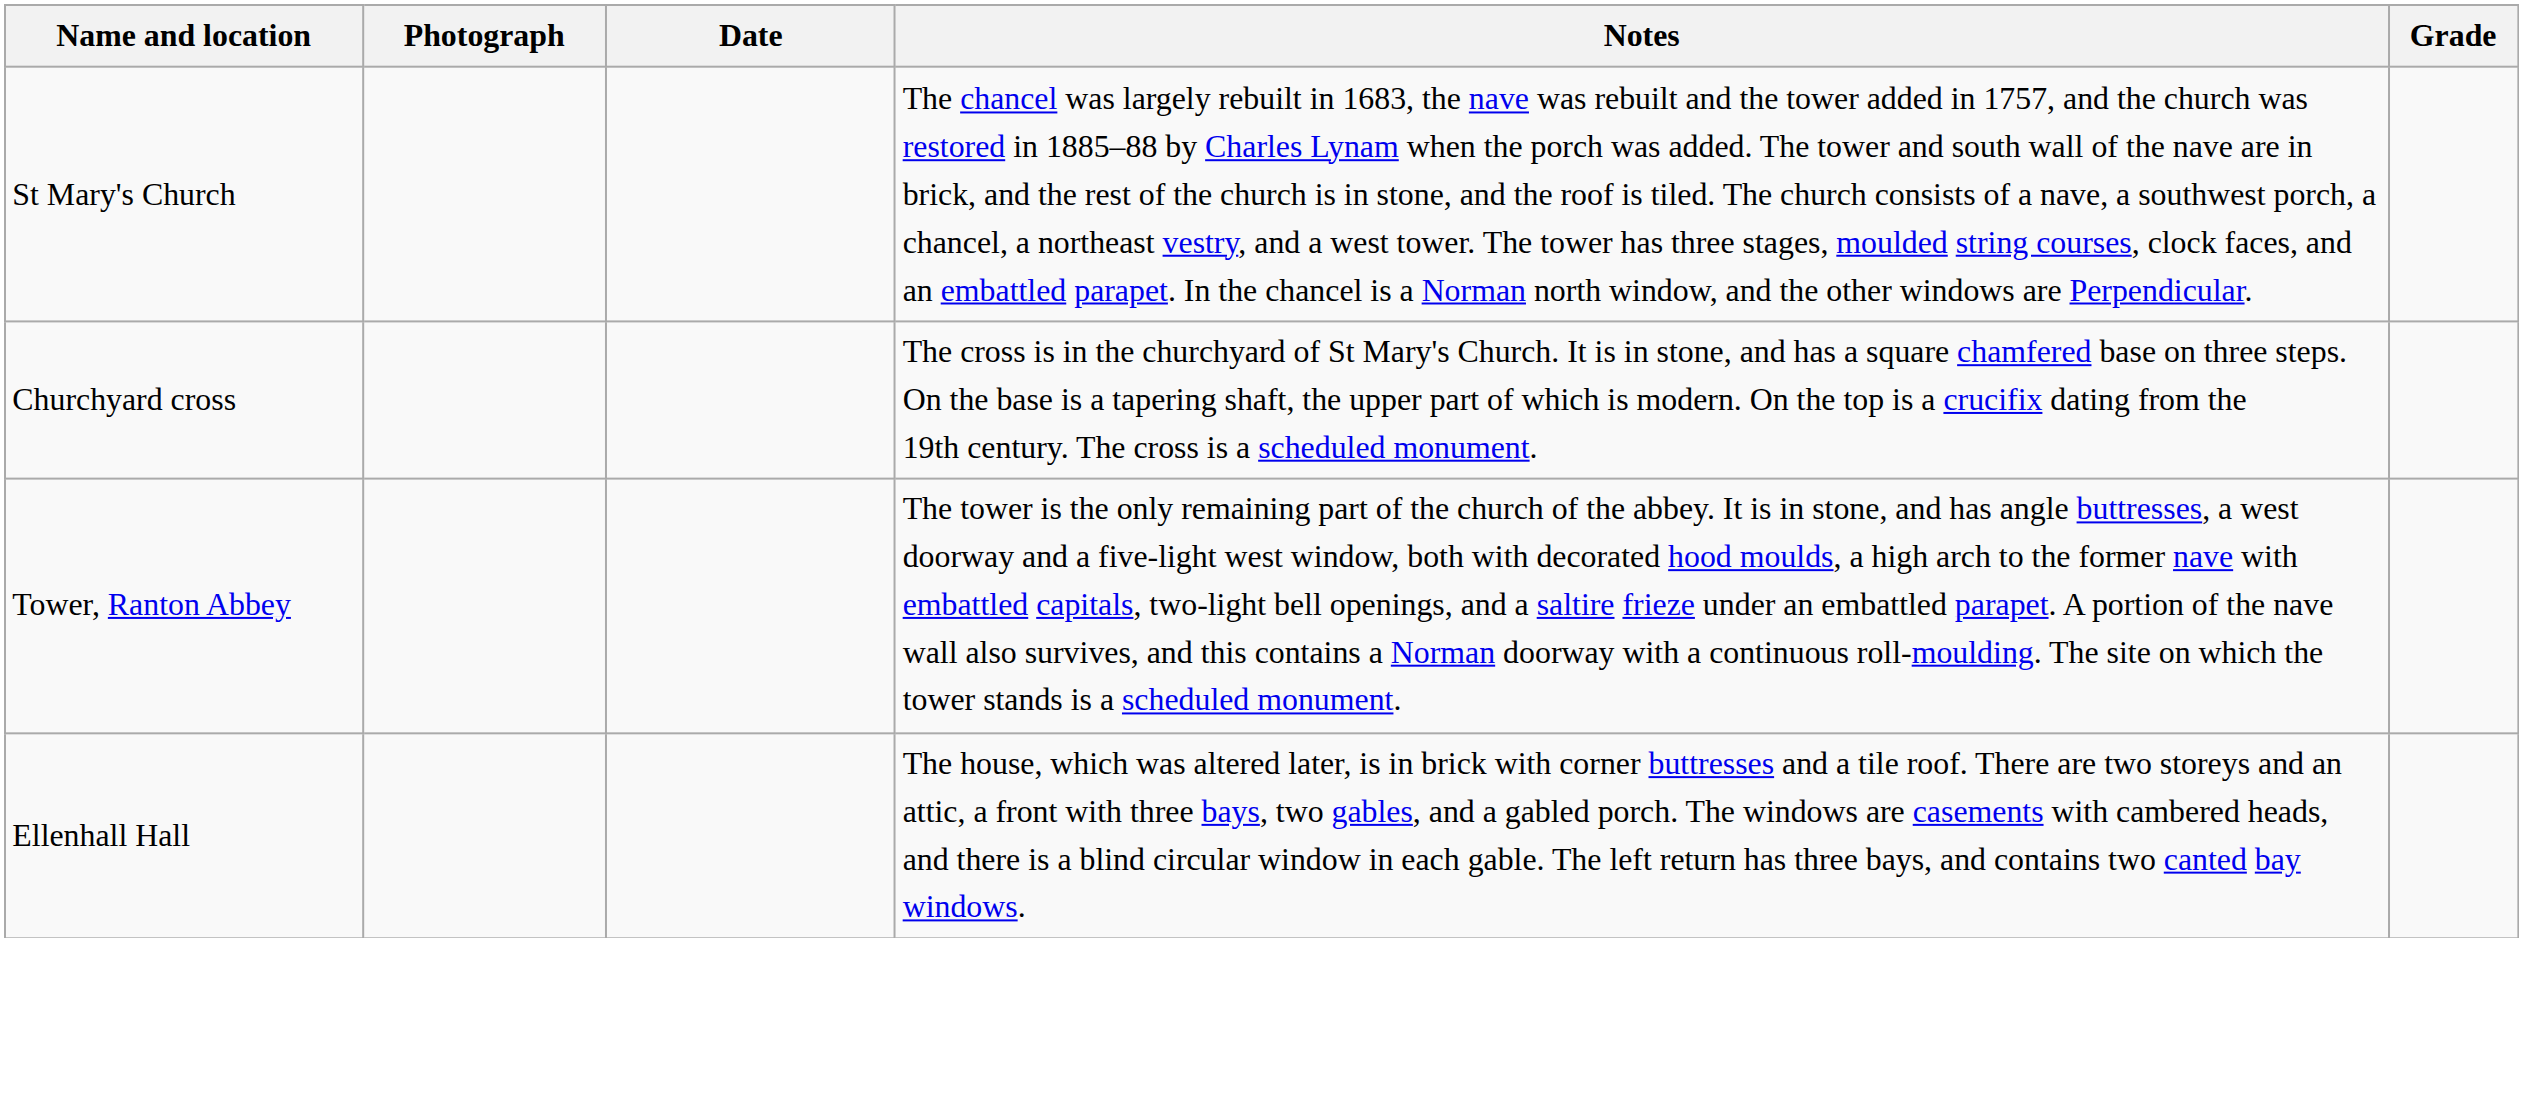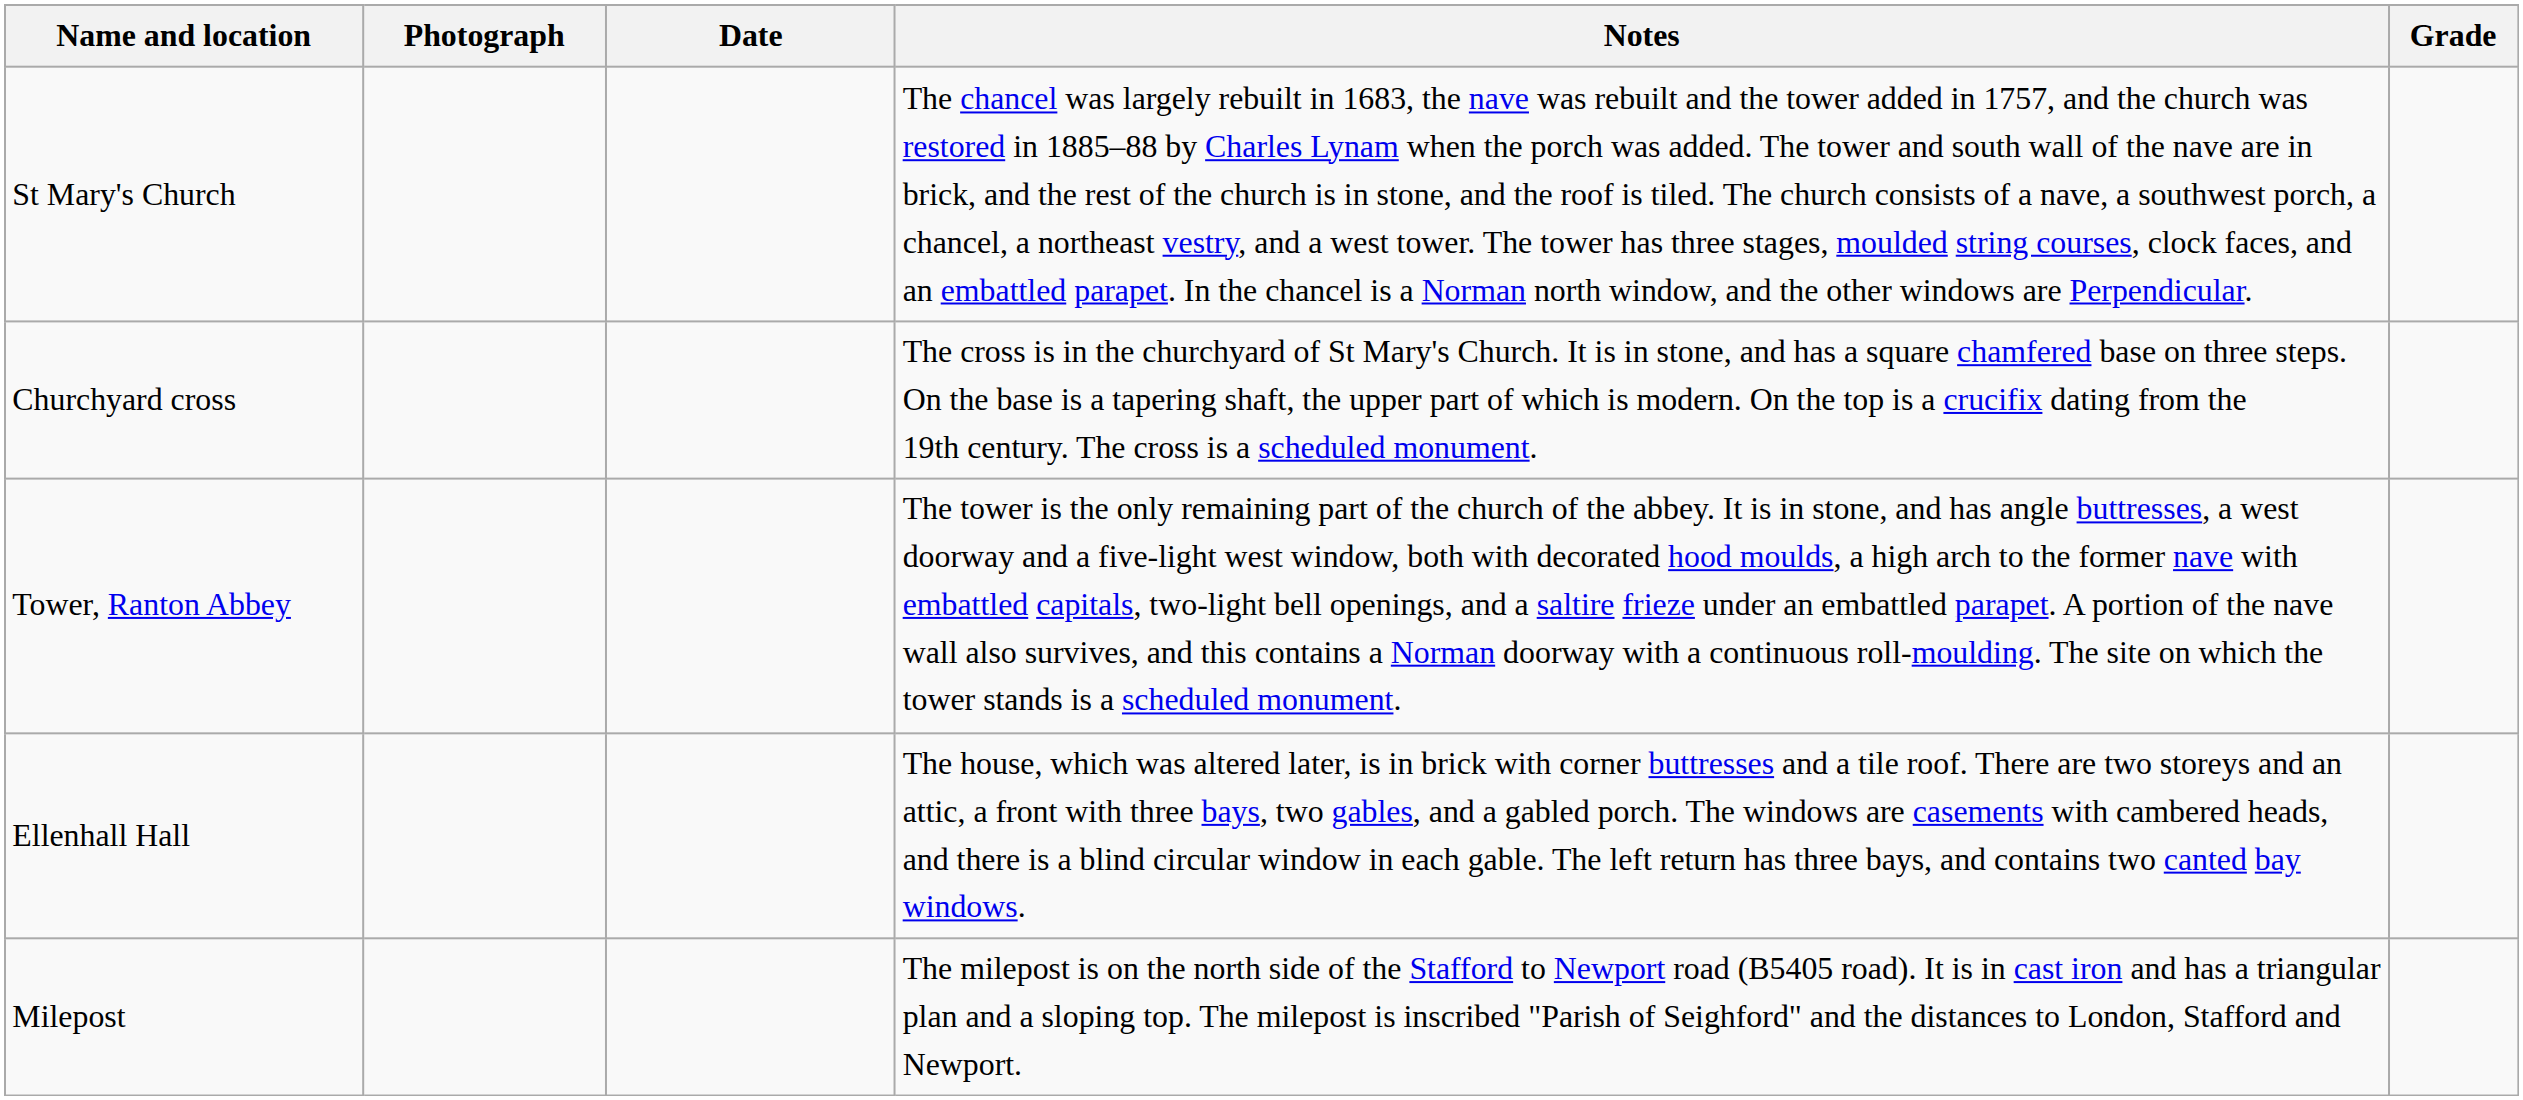+ row: (69, 1016)
